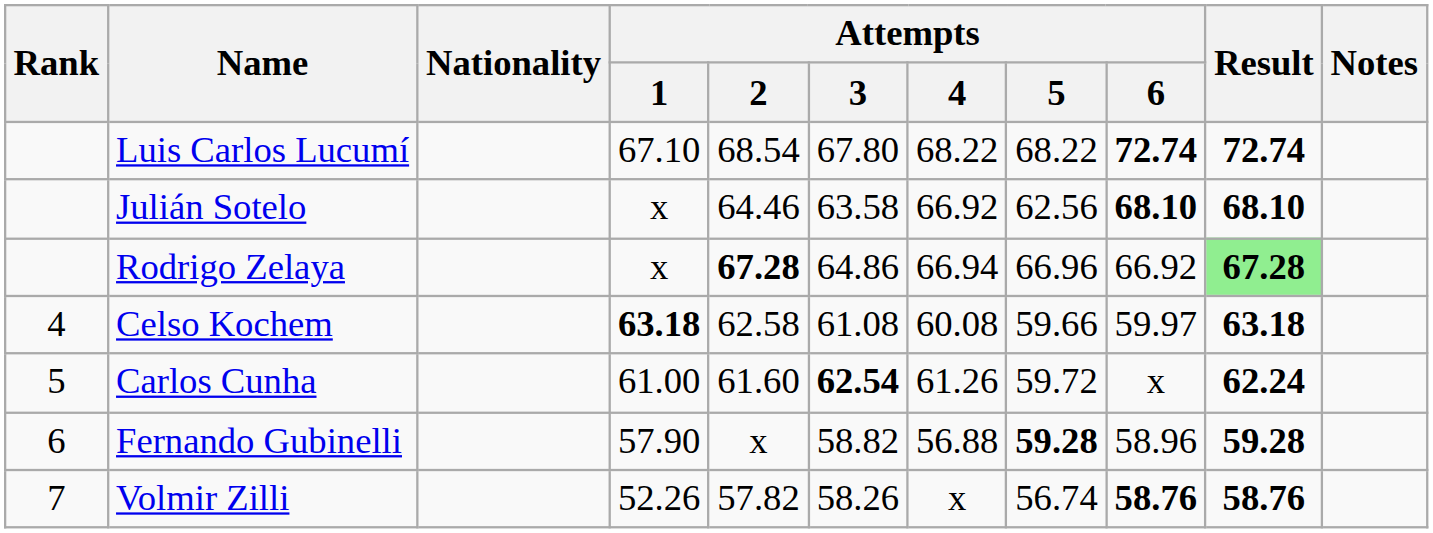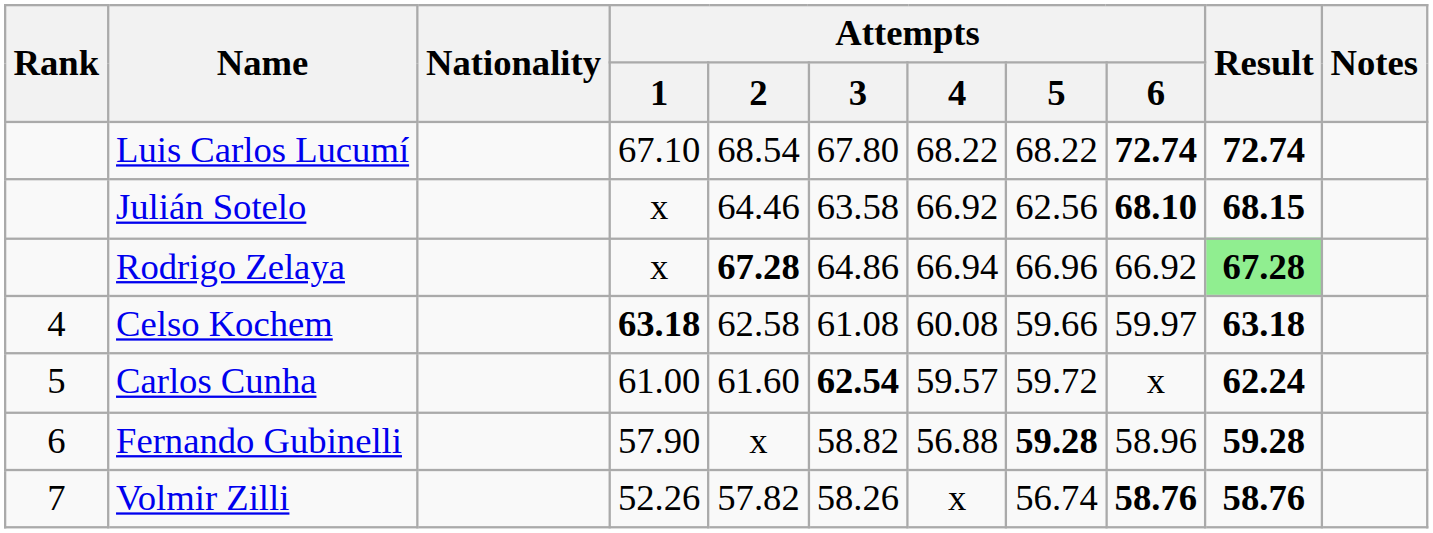(1264, 207) 68.10 -> (1264, 207) 68.15
(957, 382) 61.26 -> (957, 382) 59.57
